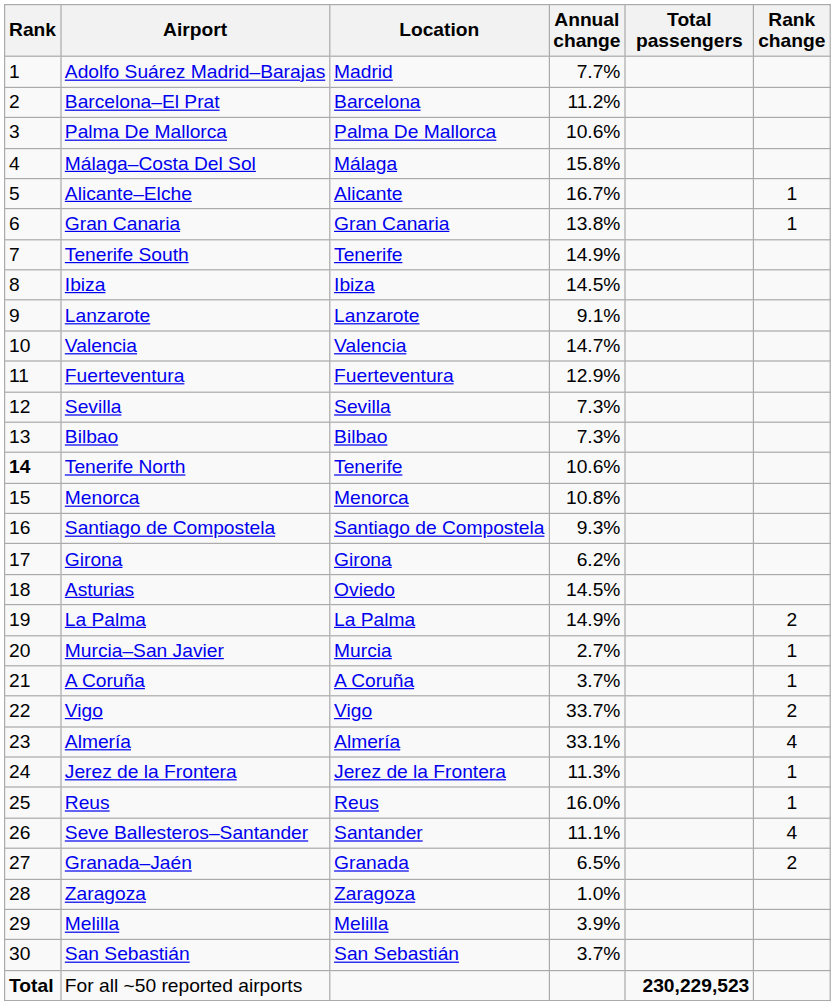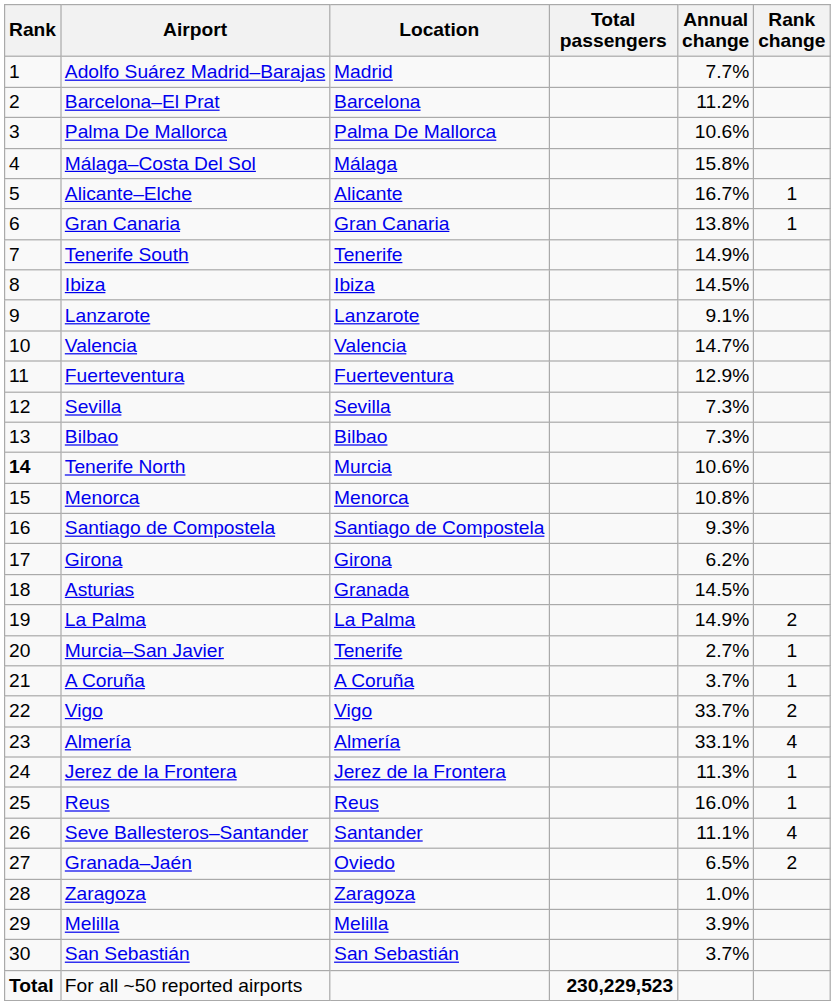columns swapped: (689, 30) <-> (587, 30)
(368, 467) Tenerife -> (363, 467) Murcia
(365, 589) Oviedo -> (371, 589) Granada
(363, 650) Murcia -> (368, 650) Tenerife
(371, 863) Granada -> (365, 863) Oviedo
